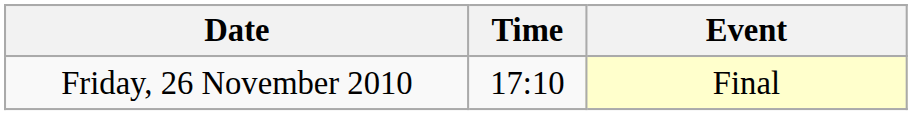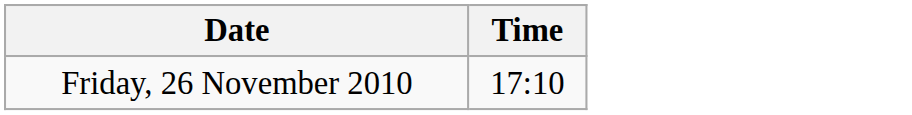- column: (746, 30)
